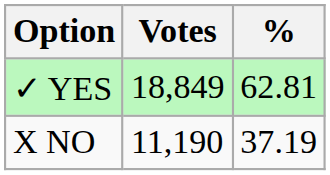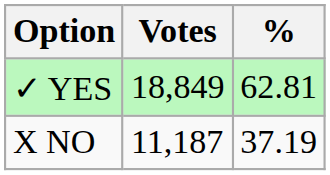(177, 141) 11,190 -> (177, 141) 11,187
